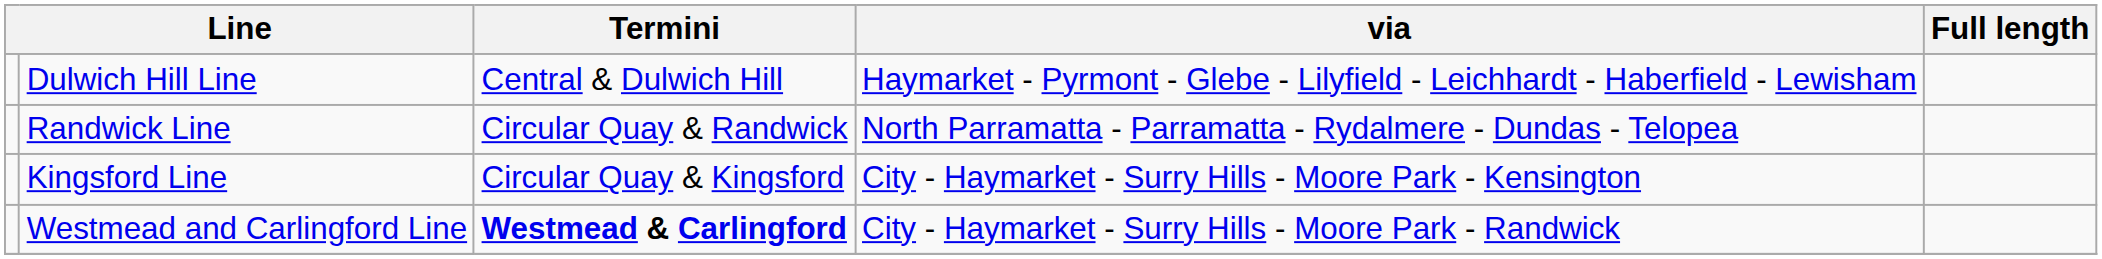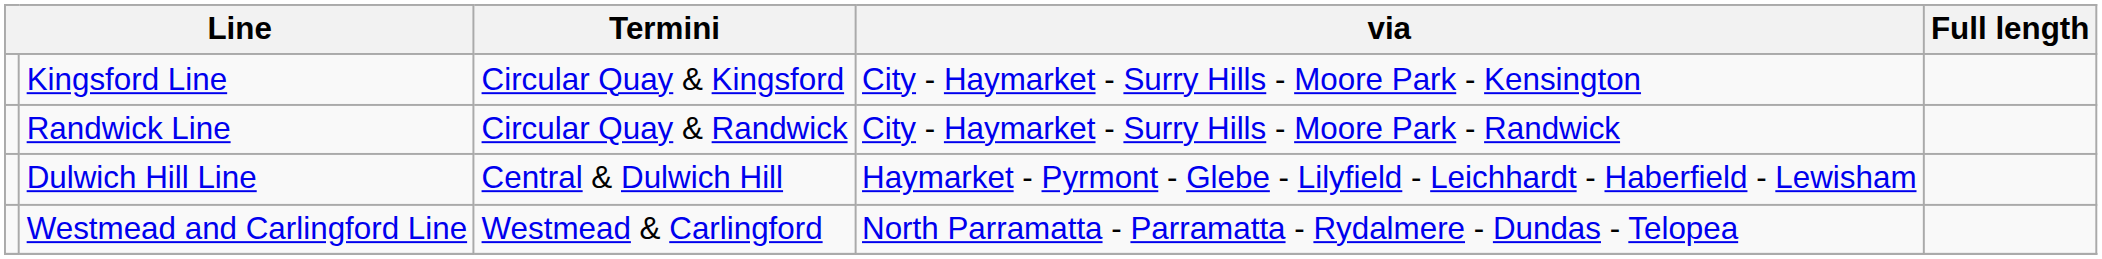rows swapped: (142, 79) <-> (127, 178)
(1300, 128) North Parramatta - Parramatta - Rydalmere - Dundas - Telopea -> (1241, 128) City - Haymarket - Surry Hills - Moore Park - Randwick
(664, 228) bold -> (652, 228) normal
(1241, 228) City - Haymarket - Surry Hills - Moore Park - Randwick -> (1300, 228) North Parramatta - Parramatta - Rydalmere - Dundas - Telopea
